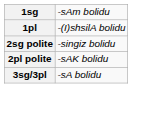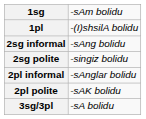+ row: (36, 43)
+ row: (36, 75)
